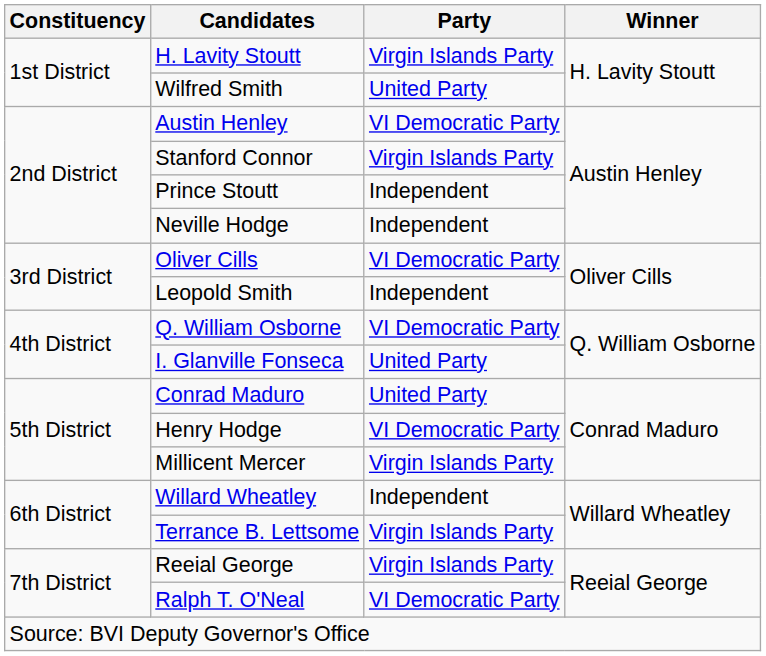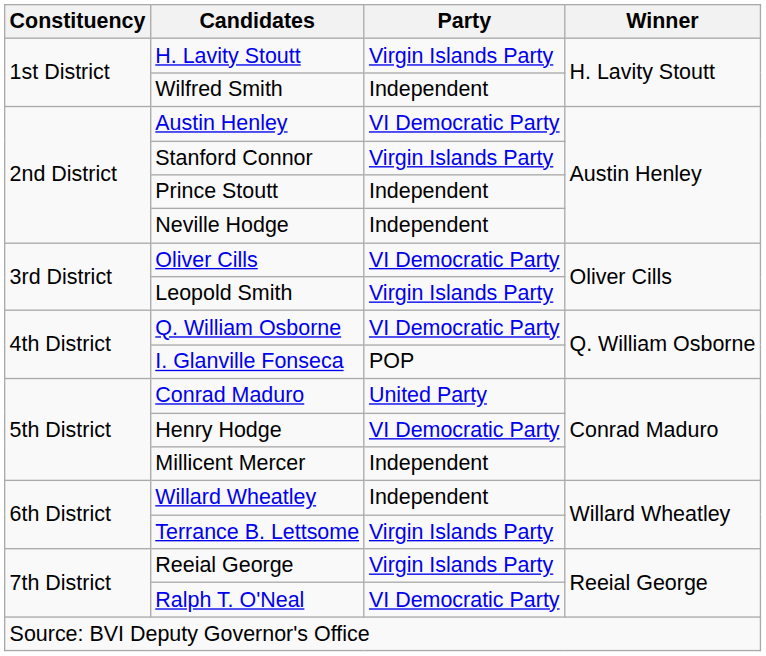(428, 89) United Party -> (429, 89) Independent
(429, 293) Independent -> (461, 293) Virgin Islands Party
(428, 361) United Party -> (392, 361) POP
(461, 463) Virgin Islands Party -> (429, 463) Independent
